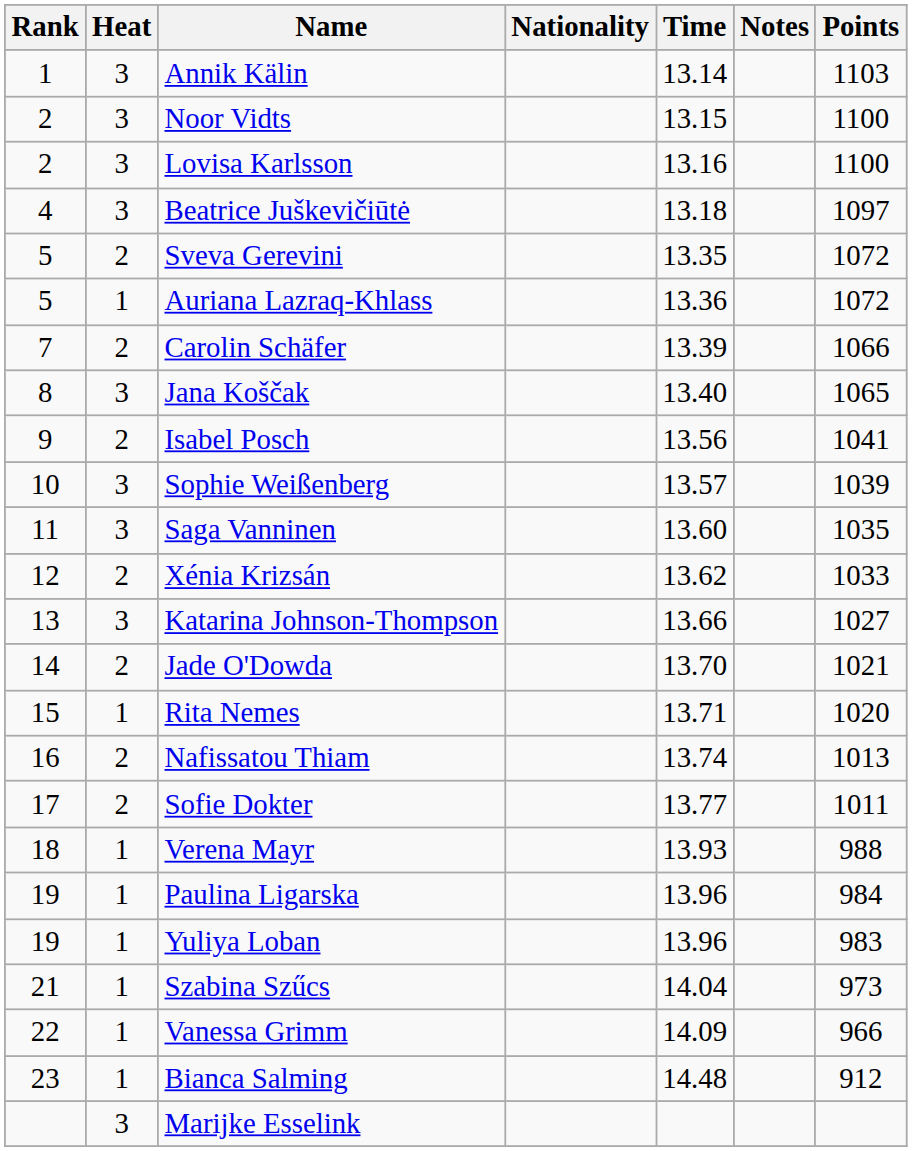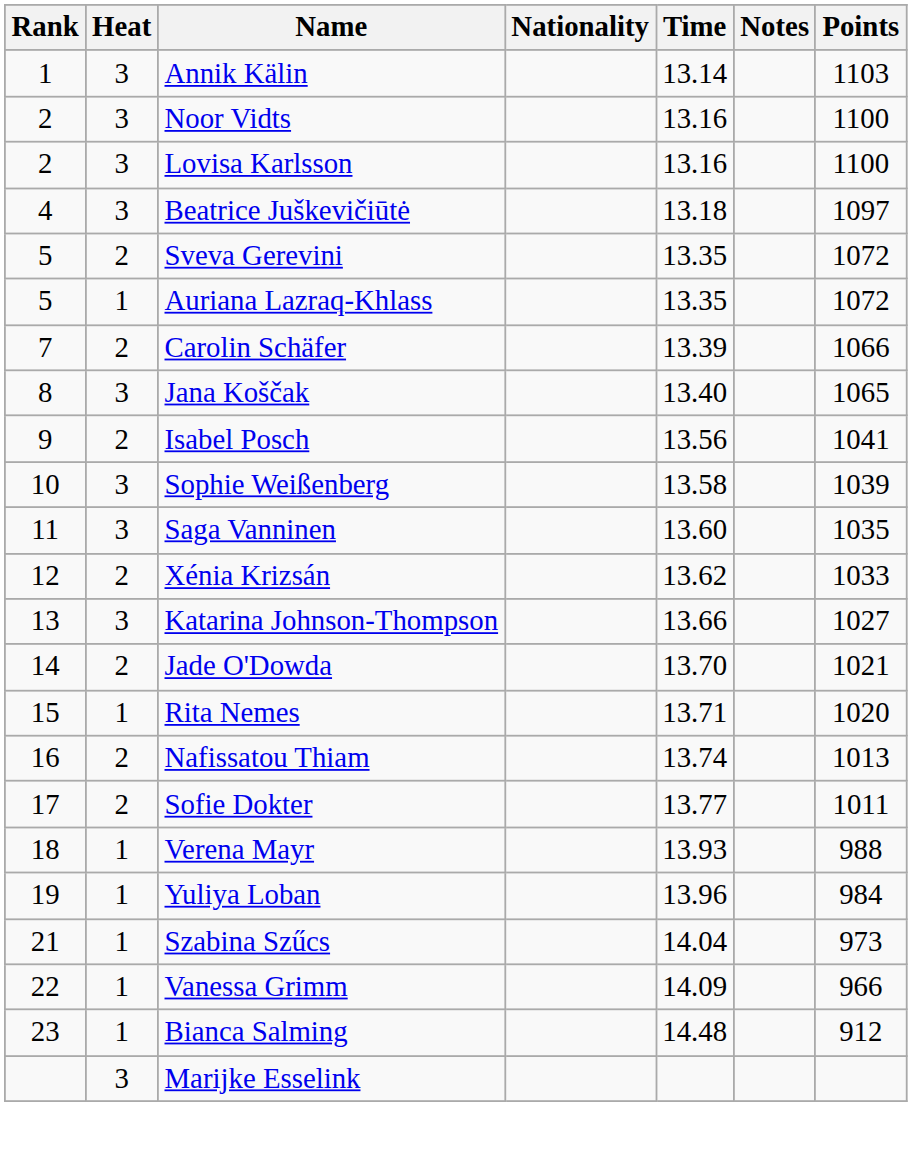(695, 118) 13.15 -> (695, 118) 13.16
(695, 301) 13.36 -> (695, 301) 13.35
(695, 484) 13.57 -> (695, 484) 13.58
- row: (262, 895)
(861, 940) 983 -> (861, 895) 984
